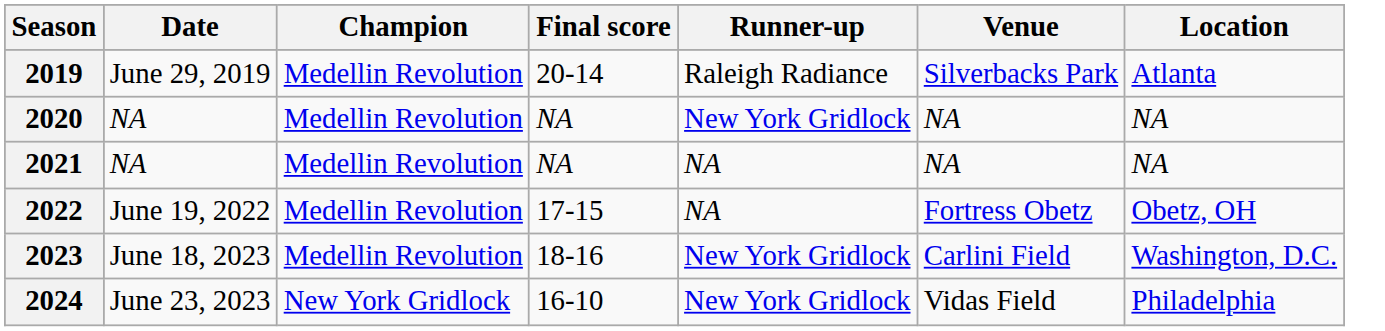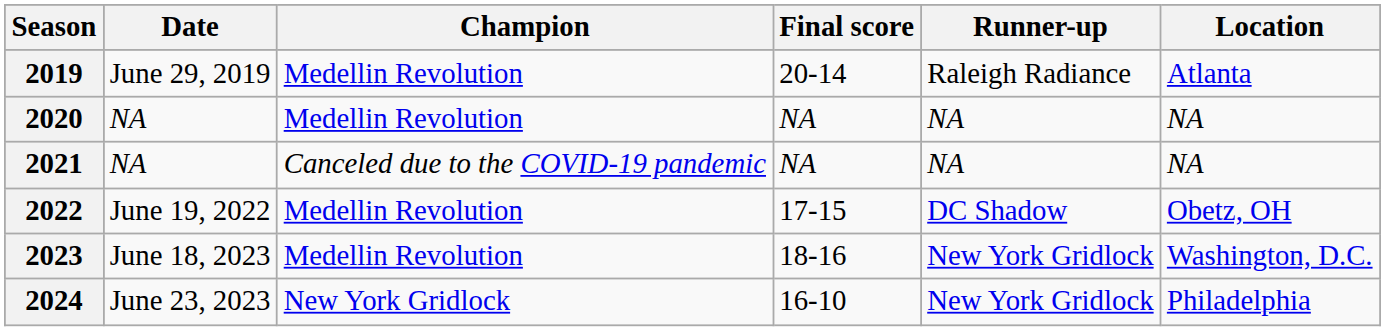- column: (1021, 27)
(797, 118) New York Gridlock -> (946, 118) NA
(403, 164) Medellin Revolution -> (525, 164) Canceled due to the COVID-19 pandemic
(702, 210) NA -> (997, 210) DC Shadow
